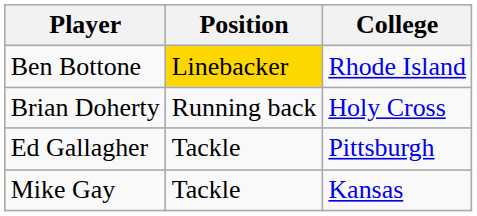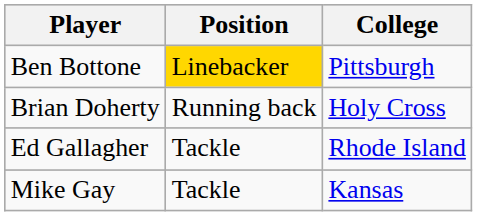(397, 66) Rhode Island -> (381, 66) Pittsburgh
(381, 148) Pittsburgh -> (397, 148) Rhode Island
